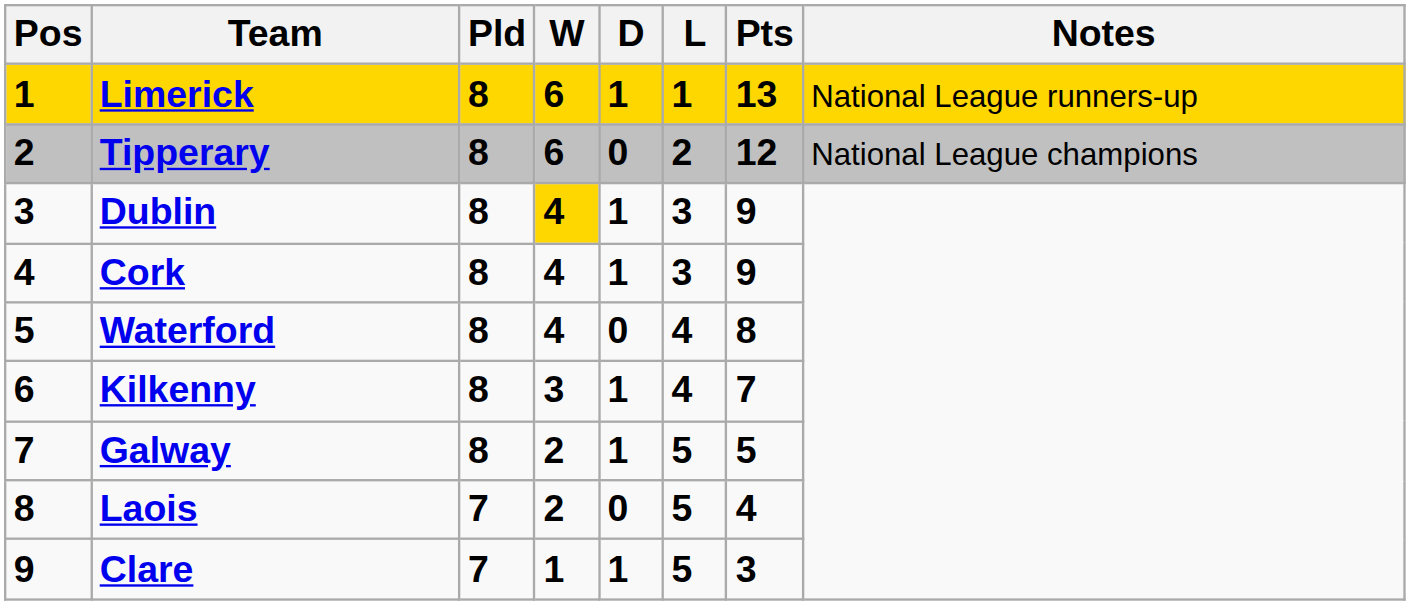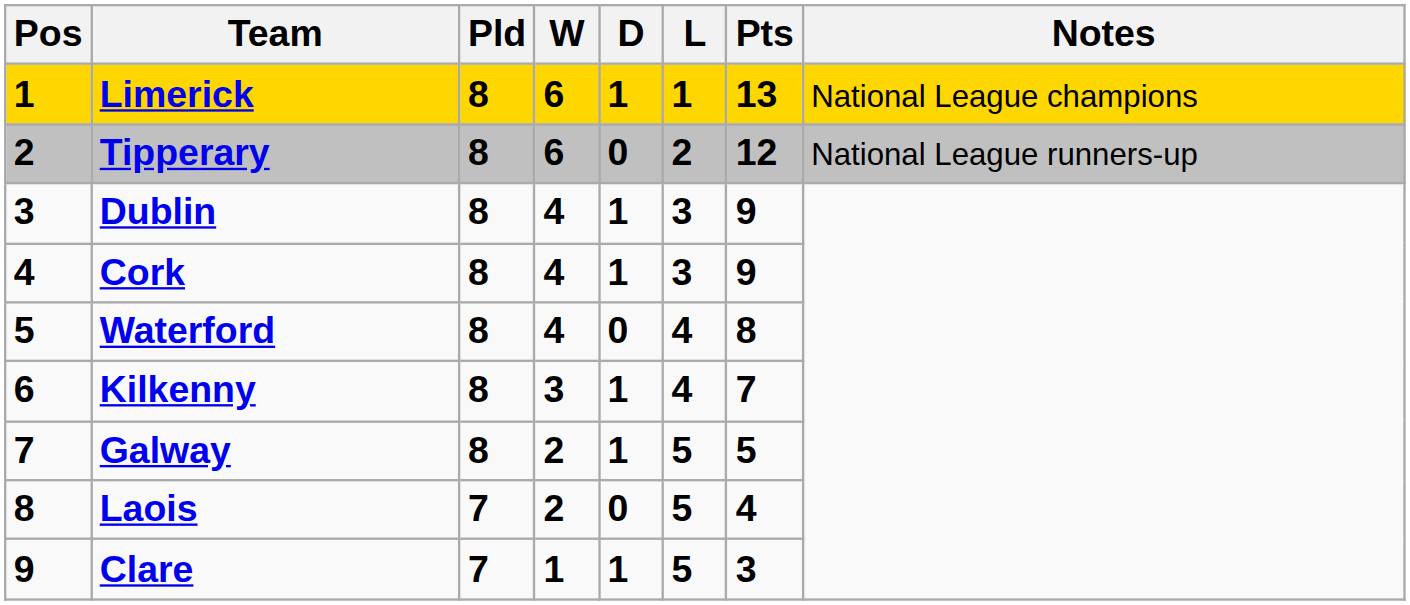(1005, 95) National League runners-up -> (1005, 95) National League champions
(1005, 155) National League champions -> (1005, 155) National League runners-up
(554, 212) gold background -> (554, 212) no background
